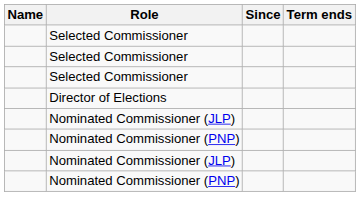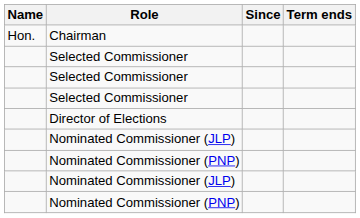+ row: (21, 35)
